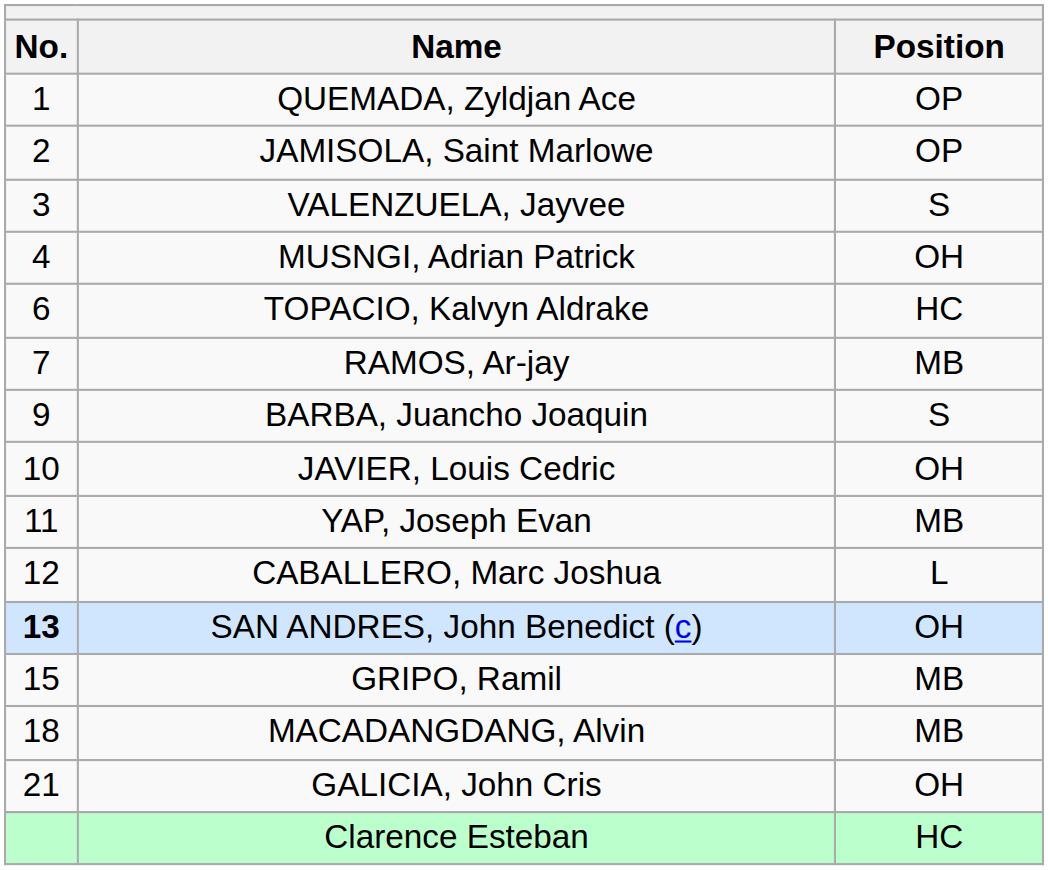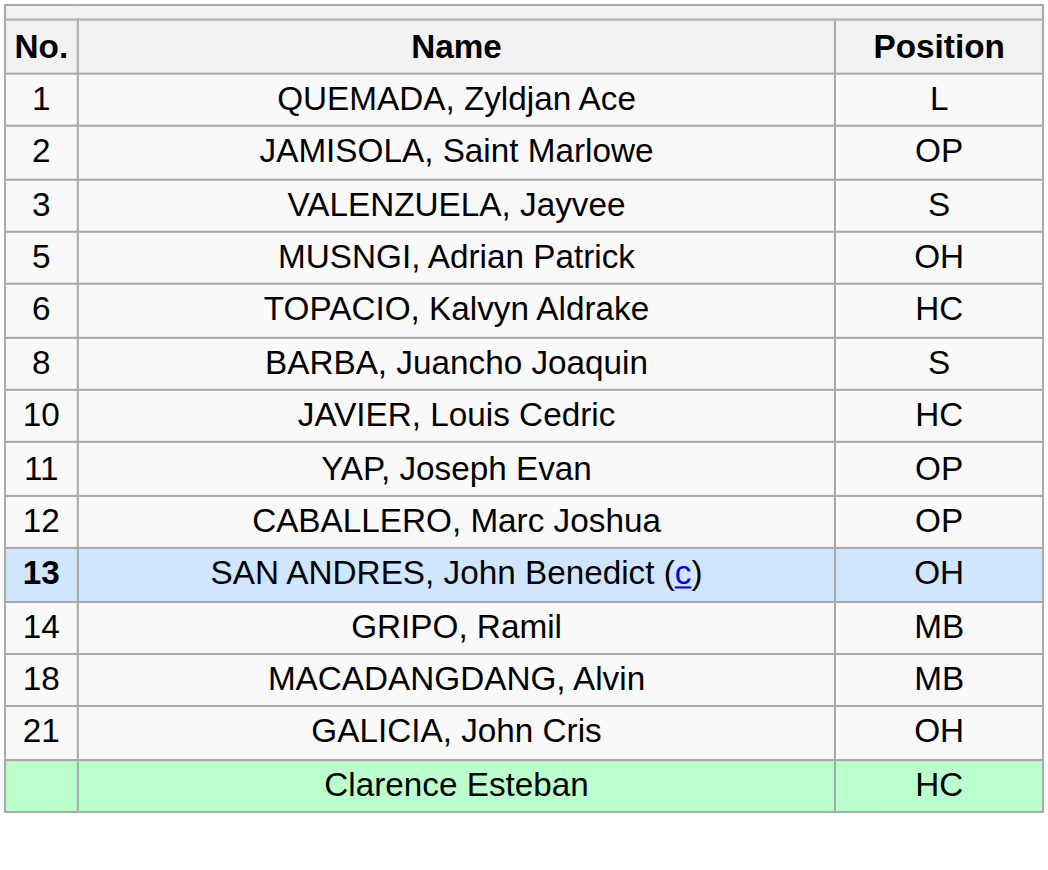(939, 99) OP -> (939, 99) L
(41, 257) 4 -> (41, 257) 5
- row: (457, 362)
(41, 415) 9 -> (41, 362) 8
(939, 468) OH -> (939, 415) HC
(939, 521) MB -> (939, 468) OP
(939, 574) L -> (939, 521) OP
(41, 679) 15 -> (41, 626) 14
